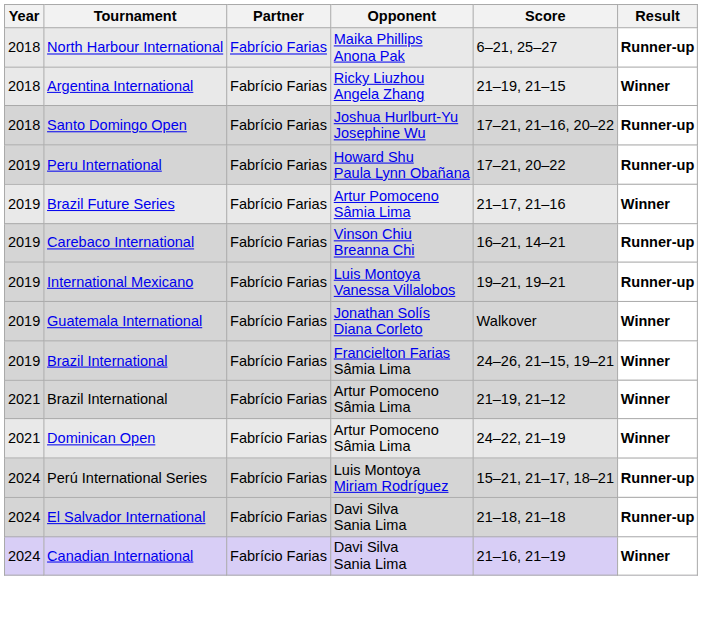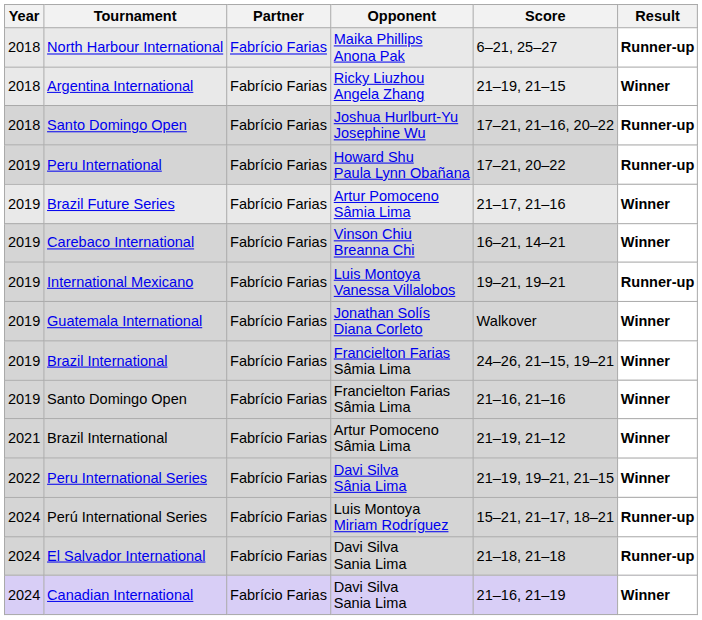(658, 243) Runner-up -> (645, 243) Winner
+ row: (117, 400)
- row: (101, 439)
+ row: (127, 478)
